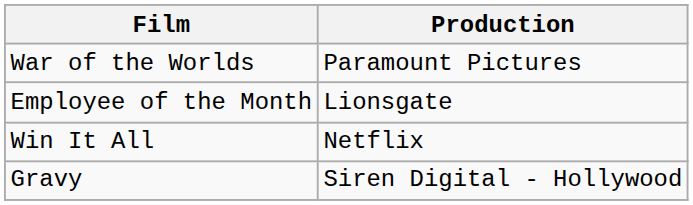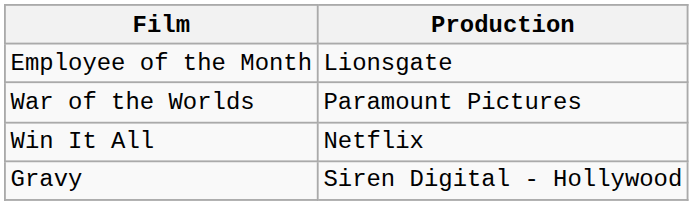rows swapped: (133, 63) <-> (161, 102)
